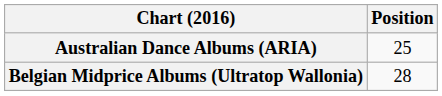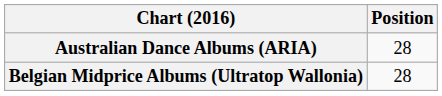(402, 47) 25 -> (402, 47) 28
